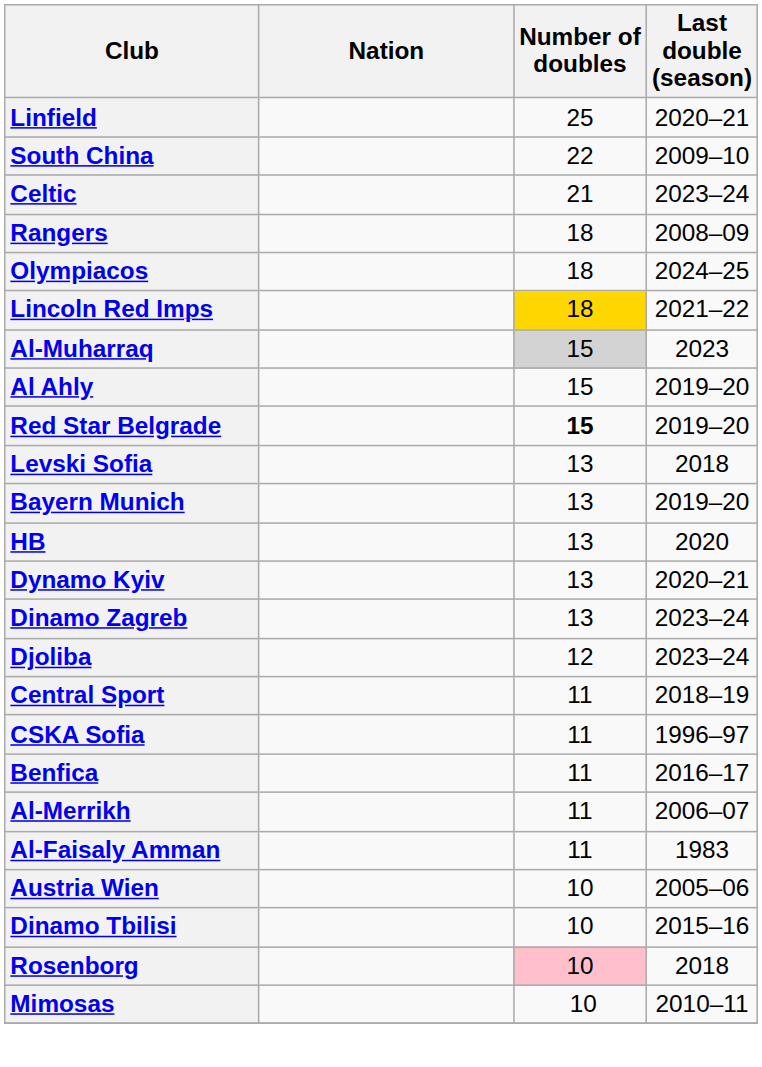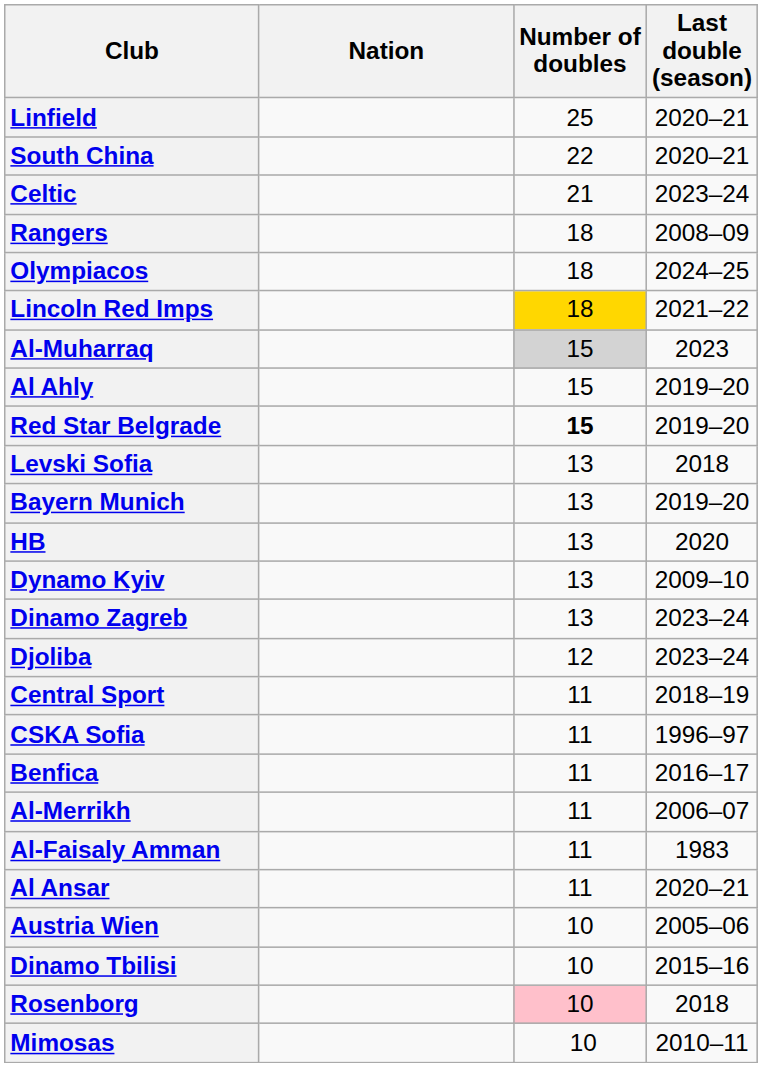(702, 155) 2009–10 -> (702, 155) 2020–21
(702, 579) 2020–21 -> (702, 579) 2009–10
+ row: (60, 888)
